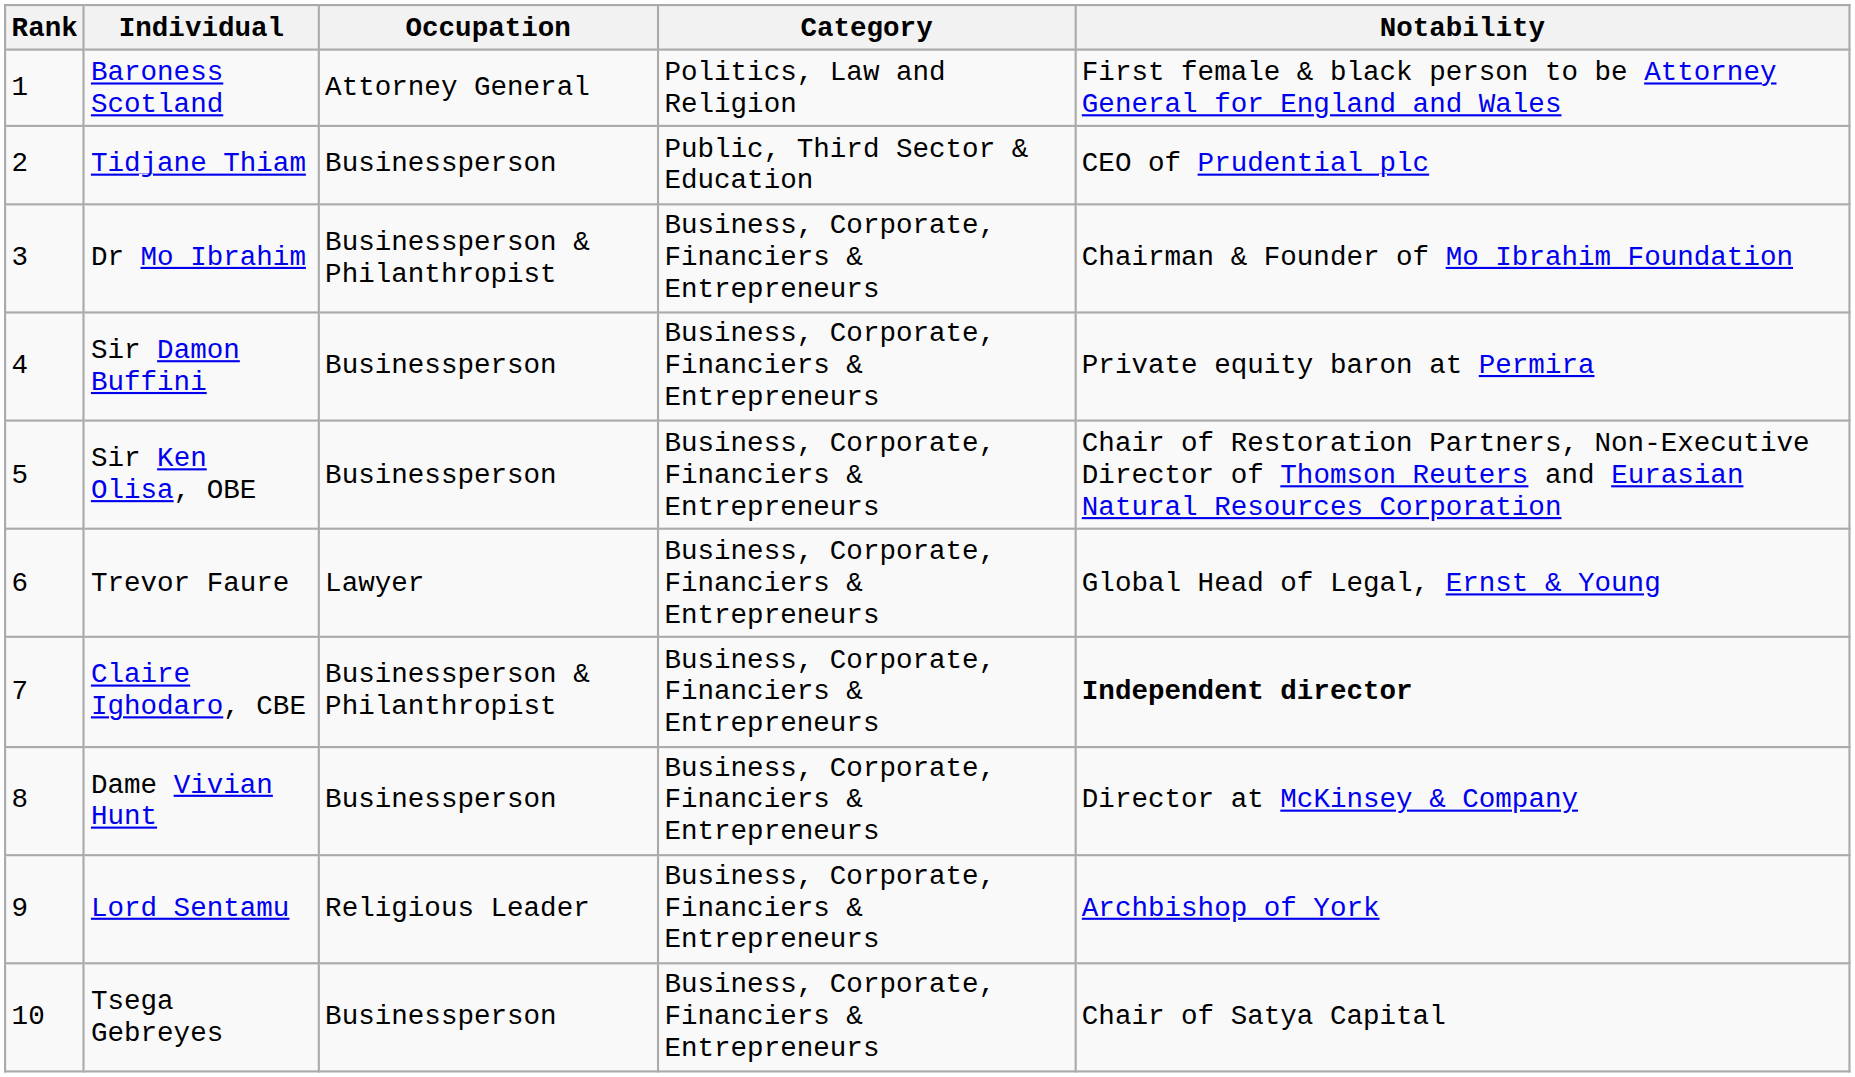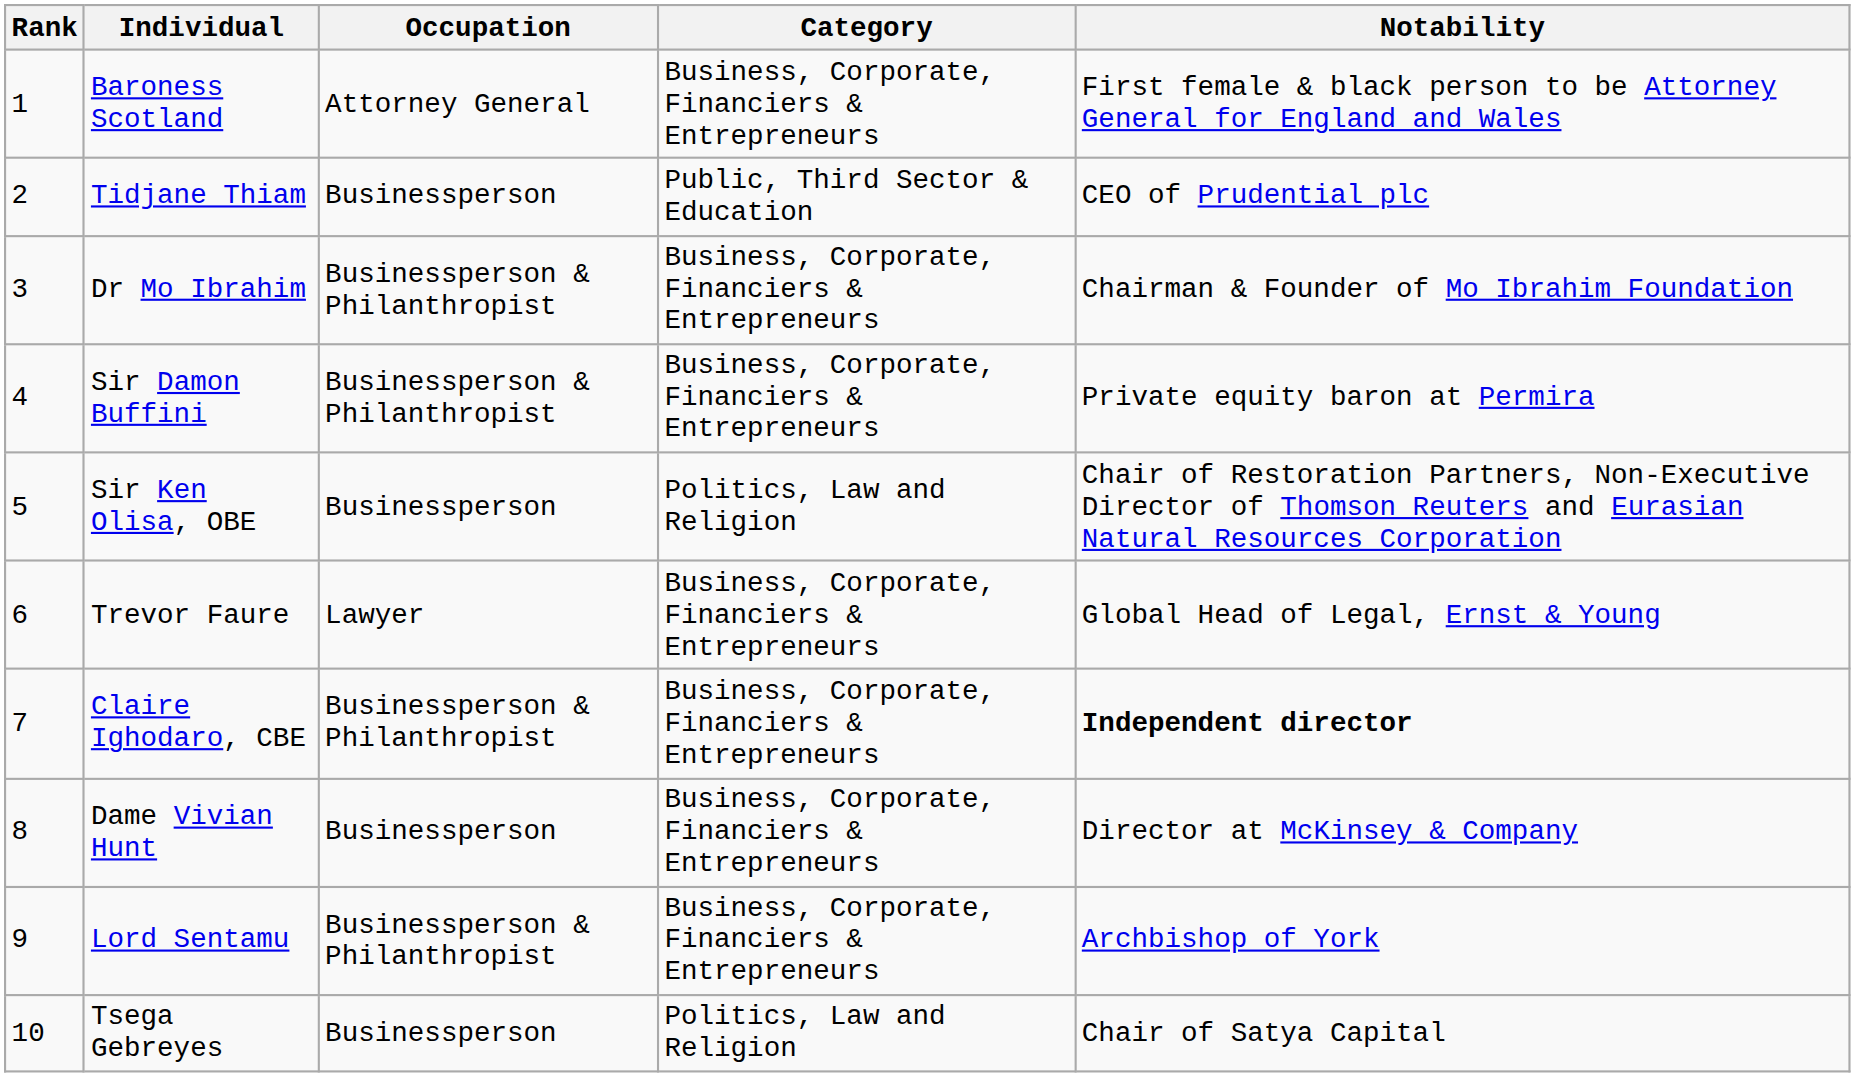(805, 88) Politics, Law and Religion -> (830, 104) Business, Corporate, Financiers & Entrepreneurs
(441, 366) Businessperson -> (457, 398) Businessperson & Philanthropist
(830, 475) Business, Corporate, Financiers & Entrepreneurs -> (805, 507) Politics, Law and Religion
(457, 909) Religious Leader -> (457, 941) Businessperson & Philanthropist
(830, 1017) Business, Corporate, Financiers & Entrepreneurs -> (805, 1033) Politics, Law and Religion
